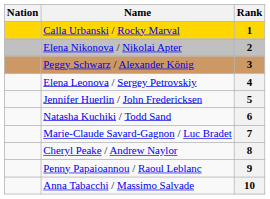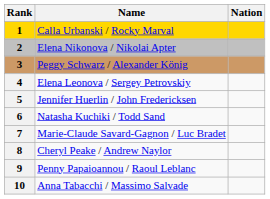columns swapped: (250, 13) <-> (23, 13)
